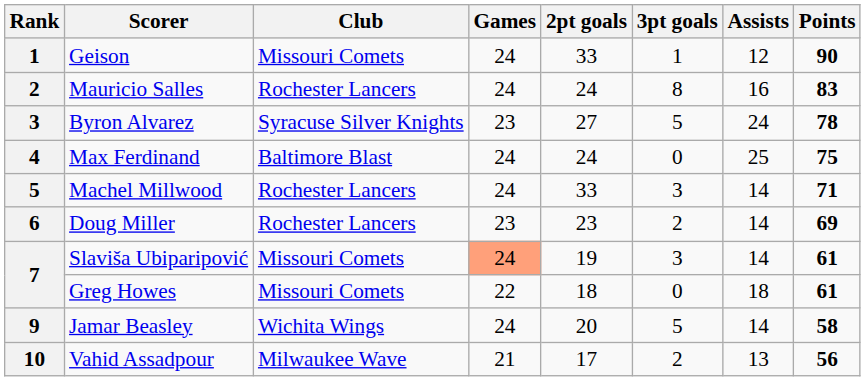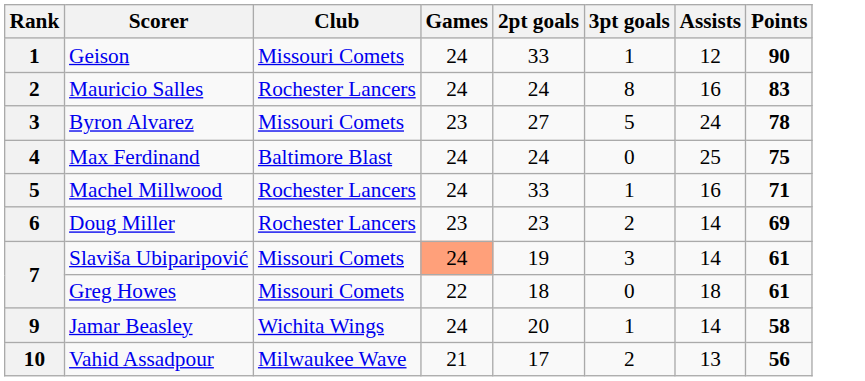(361, 122) Syracuse Silver Knights -> (331, 122) Missouri Comets
(677, 190) 3 -> (629, 190) 1
(758, 190) 14 -> (710, 190) 16
(677, 325) 5 -> (629, 325) 1
